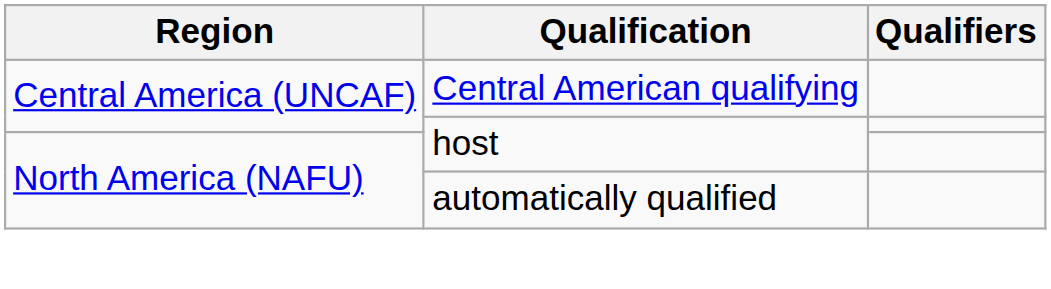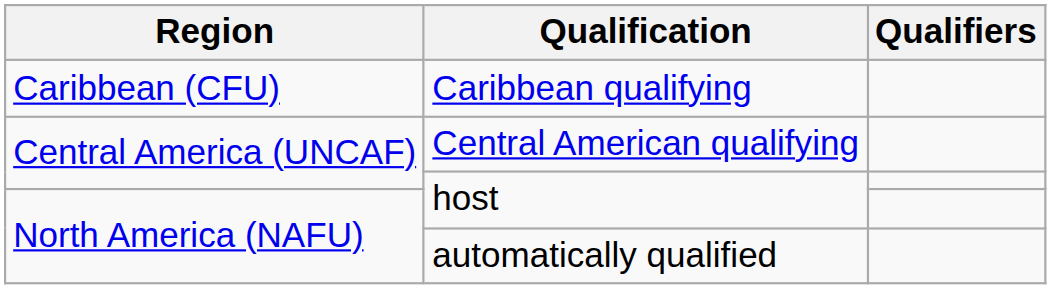+ row: (147, 87)
